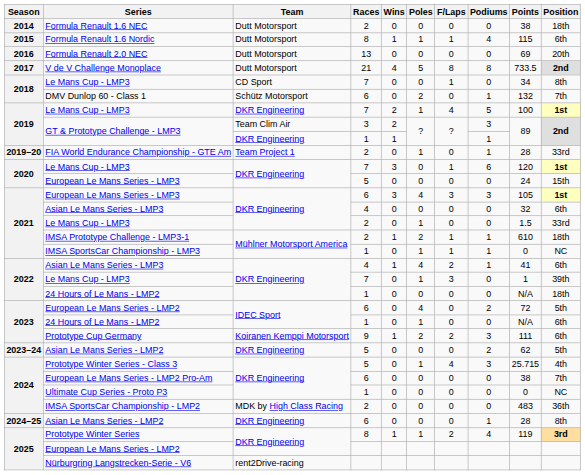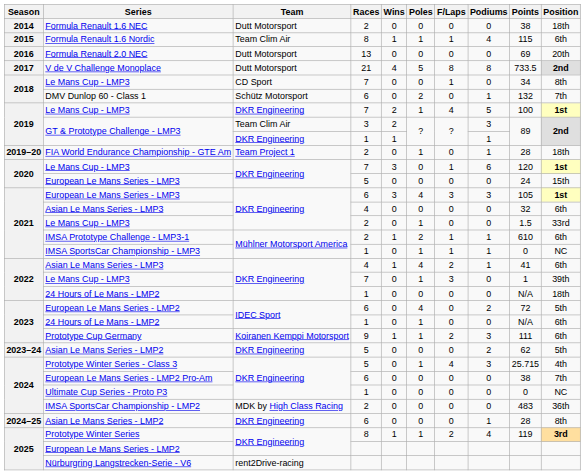(266, 40) Dutt Motorsport -> (263, 40) Team Clim Air
(561, 153) 33rd -> (561, 153) 18th
(561, 237) 18th -> (561, 237) 6th
(421, 336) 2 -> (421, 336) 1
